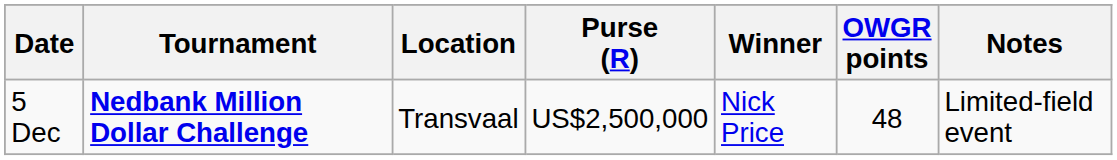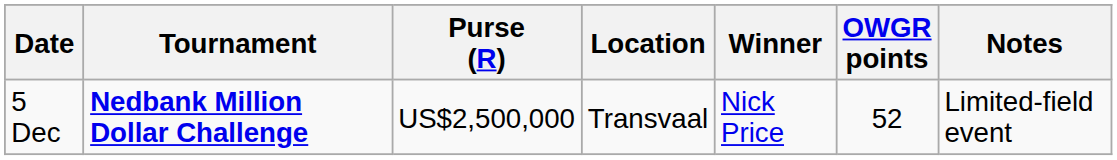columns swapped: (458, 42) <-> (620, 42)
(887, 117) 48 -> (887, 117) 52
